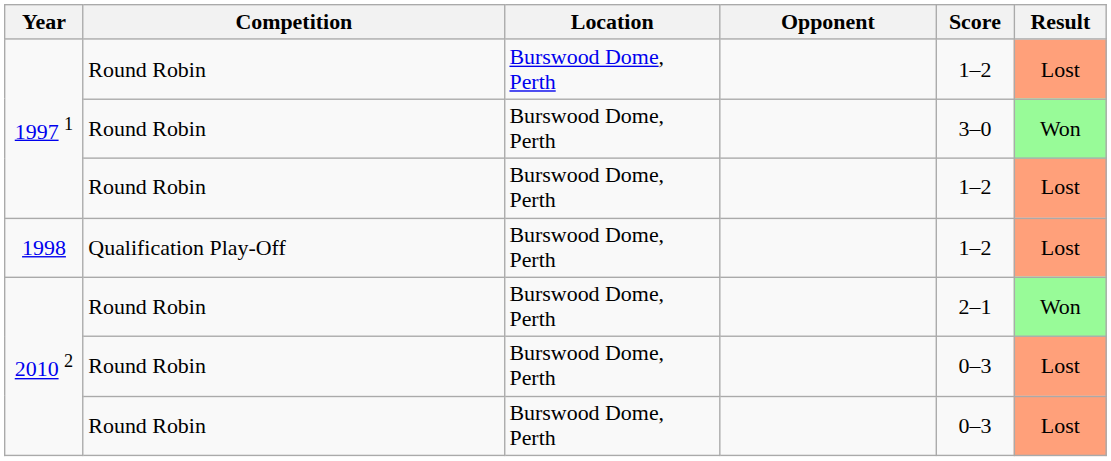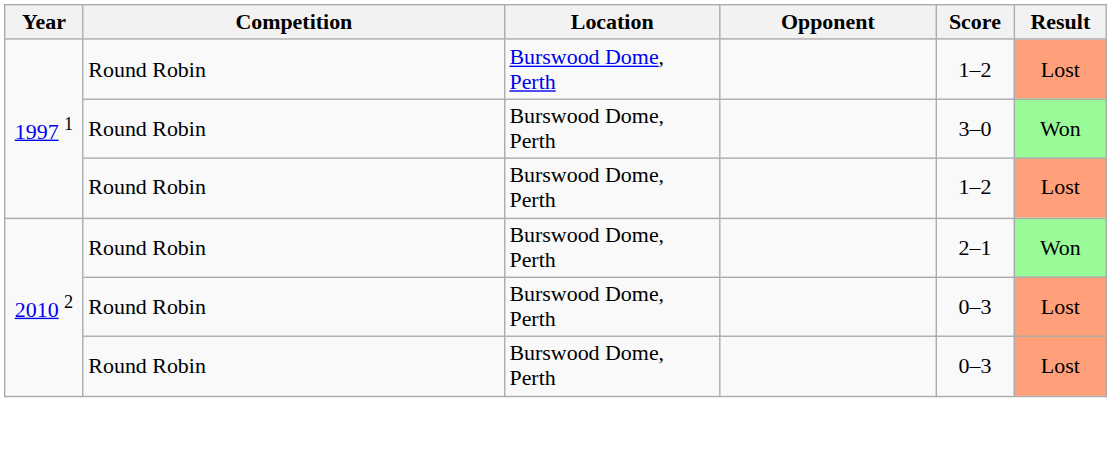- row: (44, 247)
